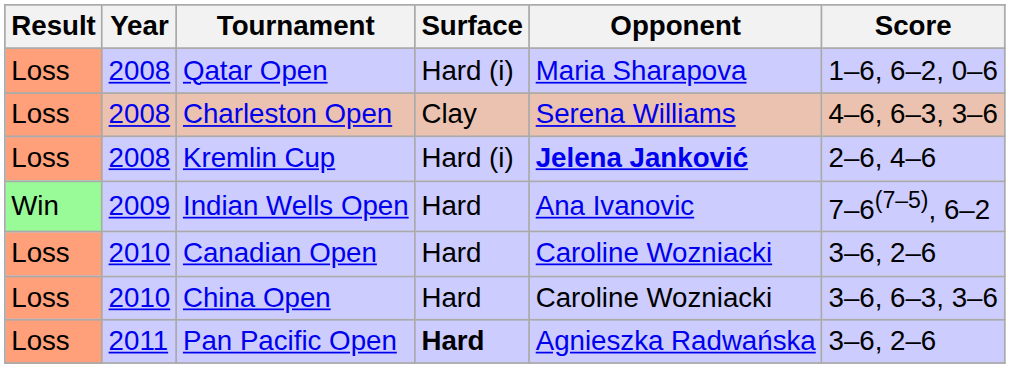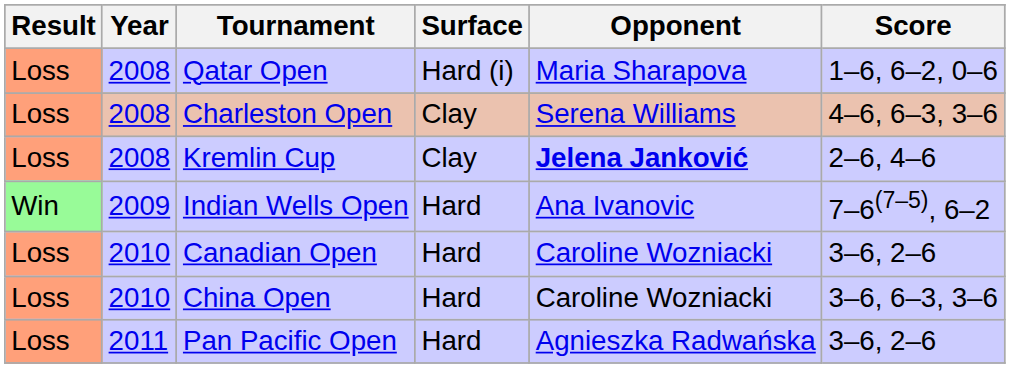(468, 158) Hard (i) -> (449, 158) Clay
(453, 341) bold -> (451, 341) normal
